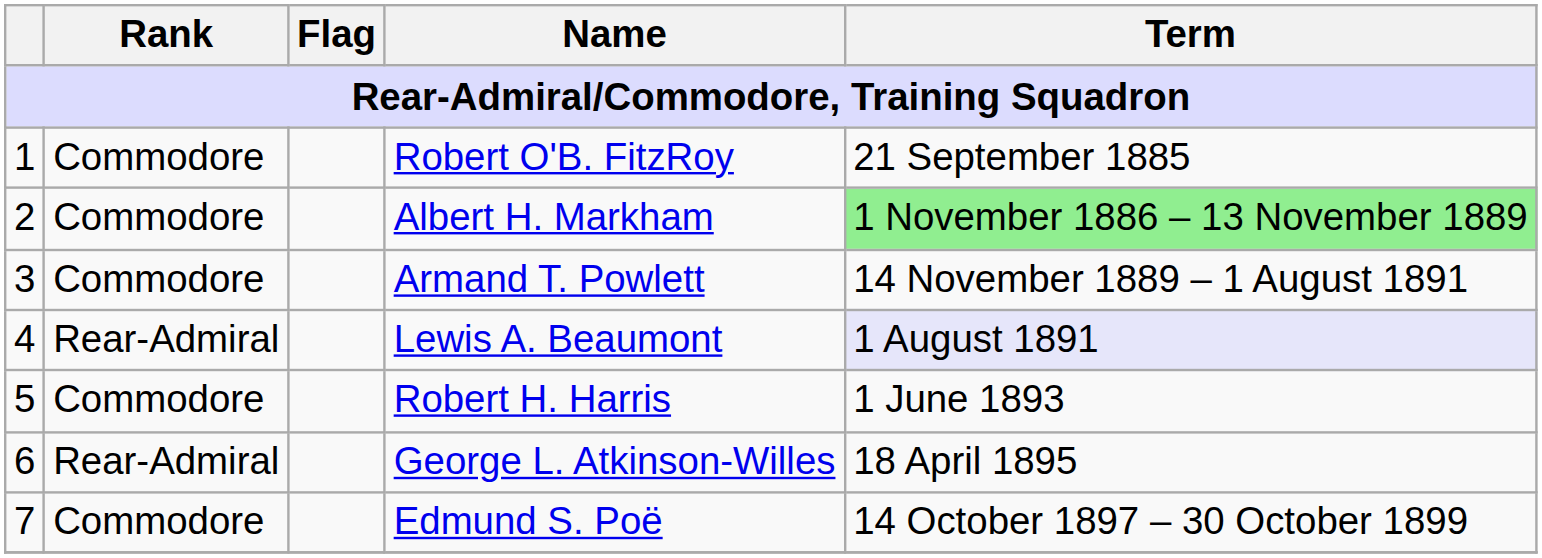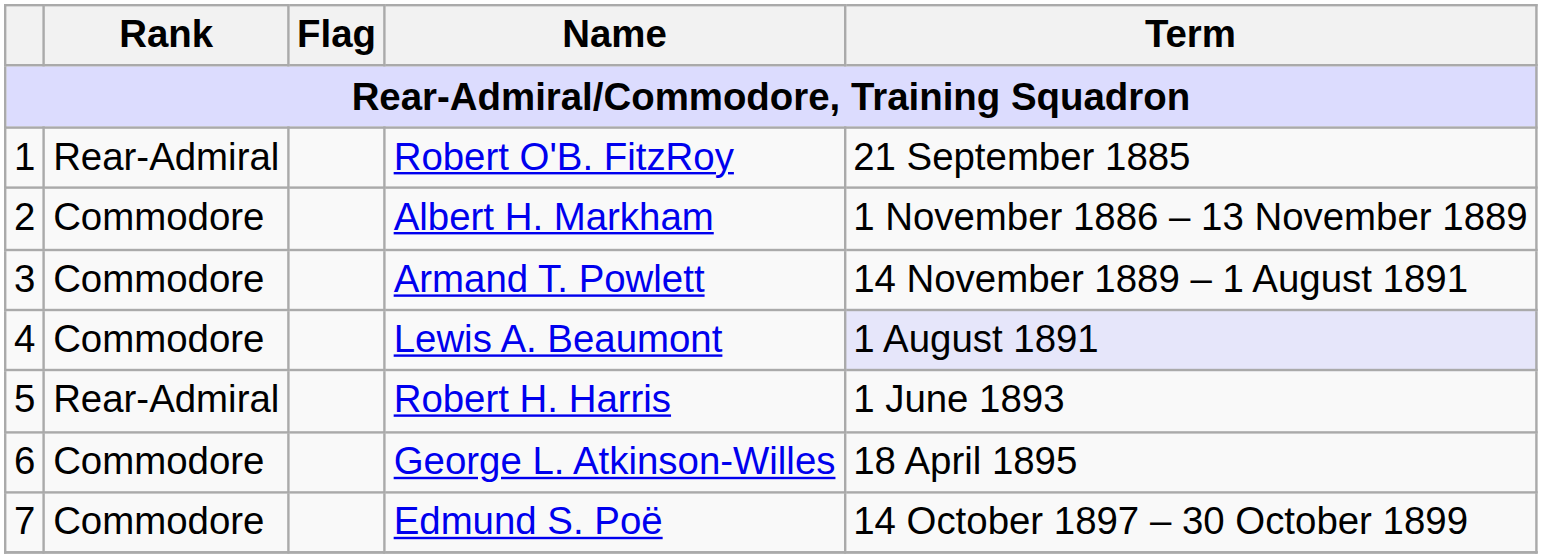(159, 156) Commodore -> (166, 156) Rear-Admiral
(1190, 217) lightgreen background -> (1190, 217) no background
(166, 339) Rear-Admiral -> (159, 339) Commodore
(159, 400) Commodore -> (166, 400) Rear-Admiral
(166, 461) Rear-Admiral -> (159, 461) Commodore
